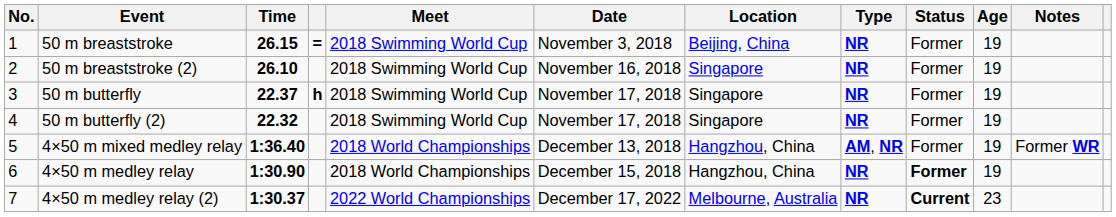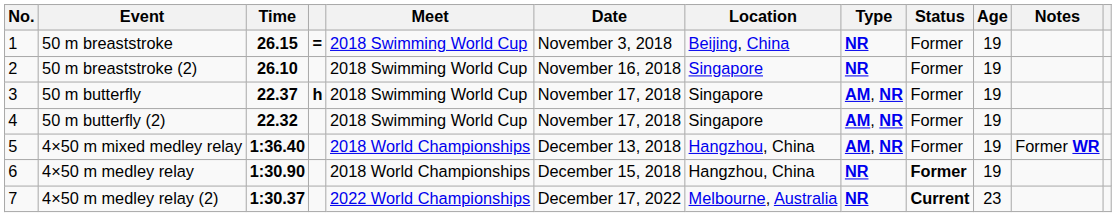(857, 95) NR -> (874, 95) AM, NR
(857, 120) NR -> (874, 120) AM, NR
